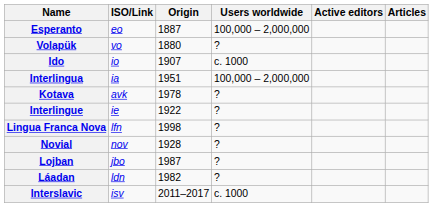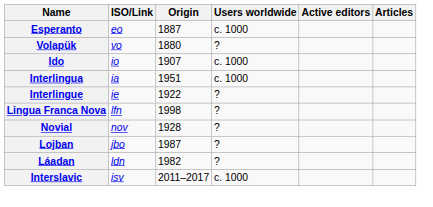(262, 29) 100,000 – 2,000,000 -> (231, 29) c. 1000
(262, 78) 100,000 – 2,000,000 -> (231, 78) c. 1000
- row: (56, 95)
